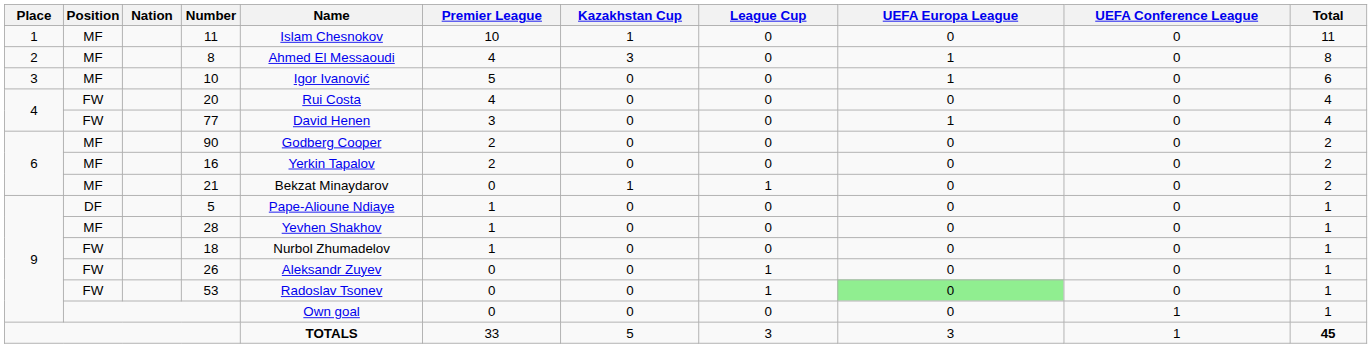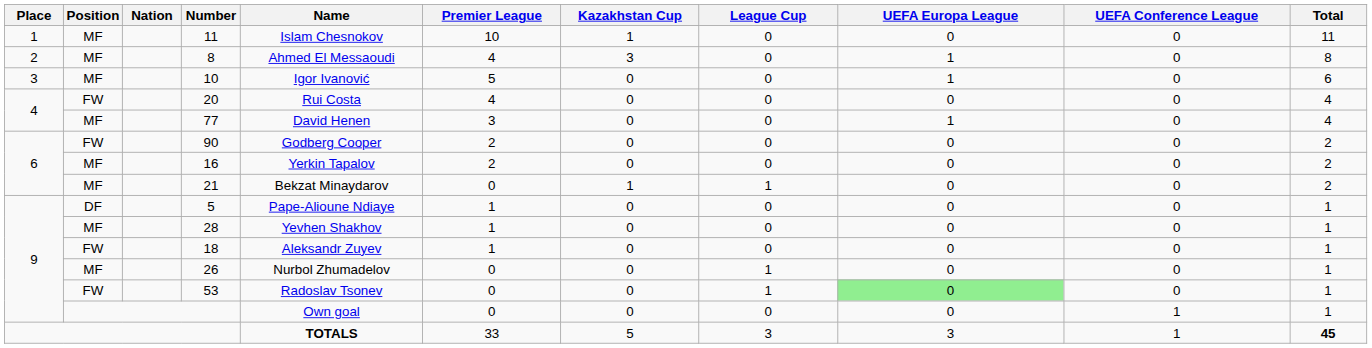(93, 121) FW -> (93, 121) MF
(93, 142) MF -> (93, 142) FW
(332, 248) Nurbol Zhumadelov -> (332, 248) Aleksandr Zuyev
(93, 269) FW -> (93, 269) MF
(332, 269) Aleksandr Zuyev -> (332, 269) Nurbol Zhumadelov
